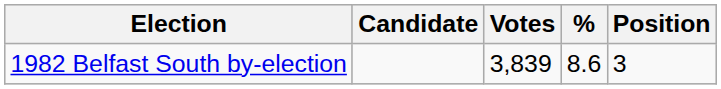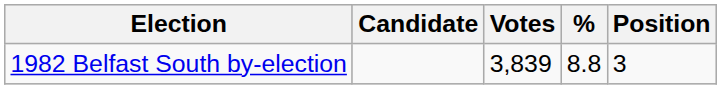(584, 63) 8.6 -> (584, 63) 8.8
